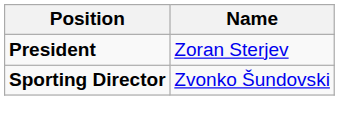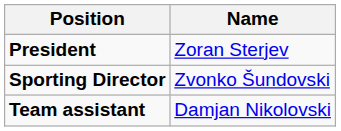+ row: (77, 110)
